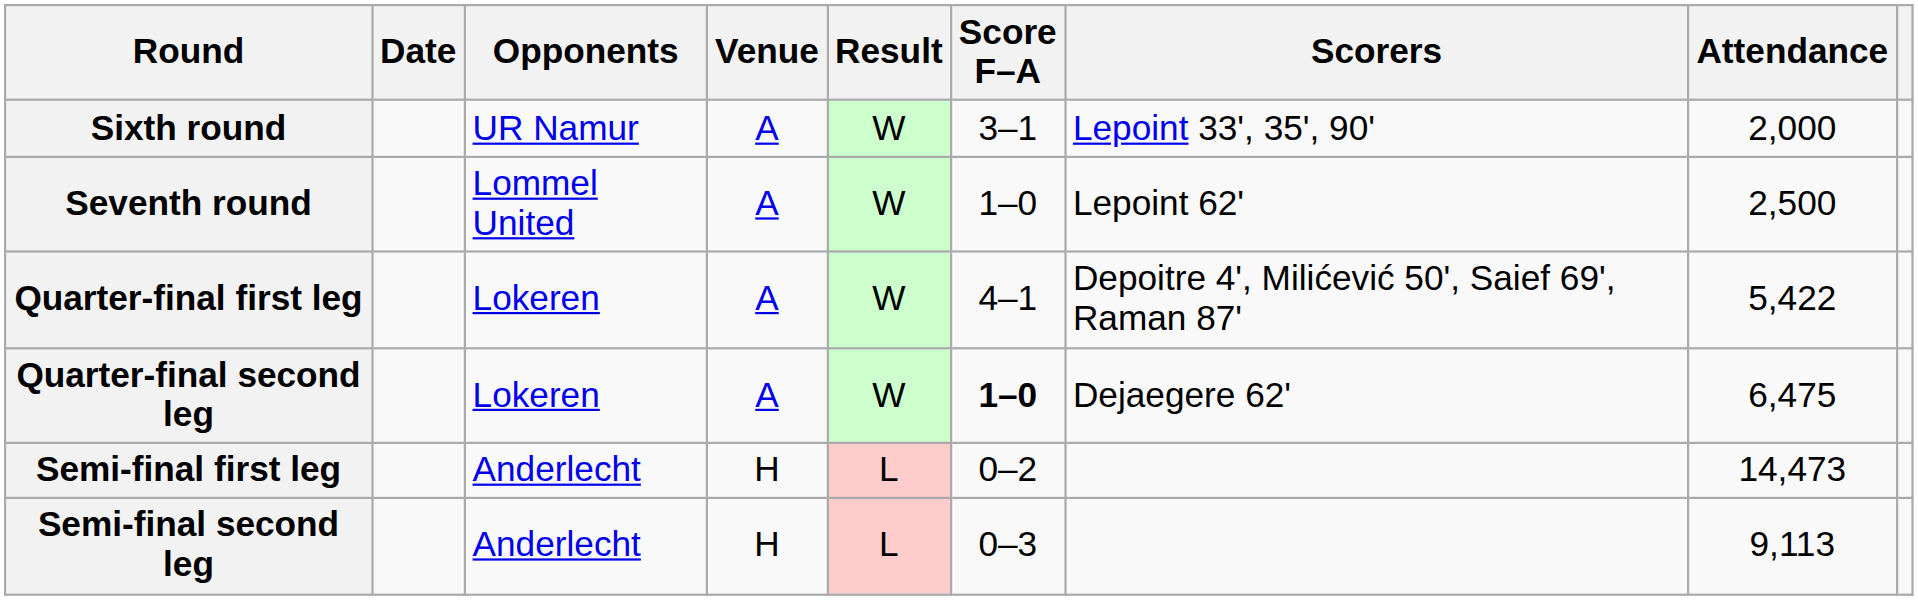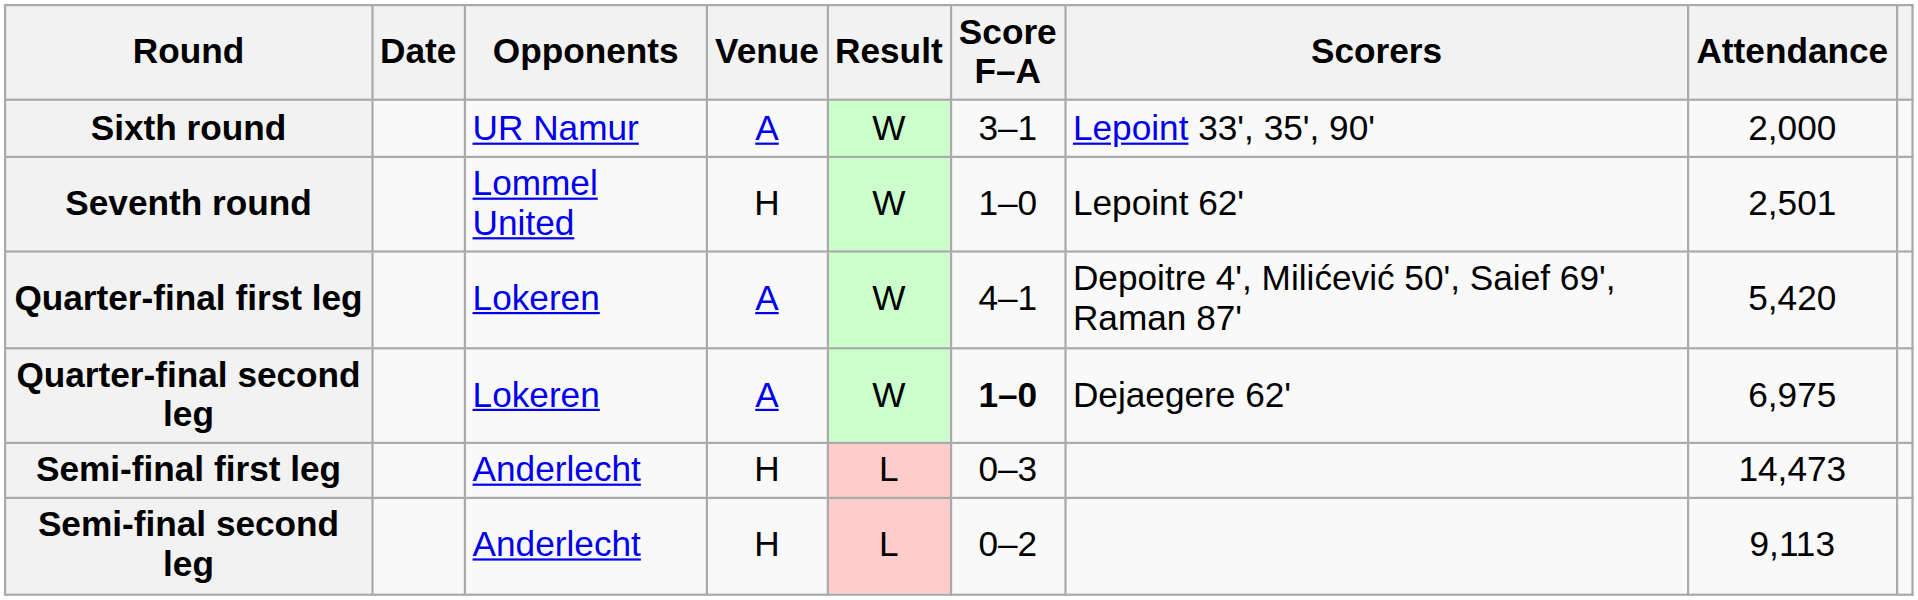(767, 203) A -> (767, 203) H
(1792, 203) 2,500 -> (1792, 203) 2,501
(1792, 298) 5,422 -> (1792, 298) 5,420
(1792, 394) 6,475 -> (1792, 394) 6,975
(1008, 469) 0–2 -> (1008, 469) 0–3
(1008, 545) 0–3 -> (1008, 545) 0–2
